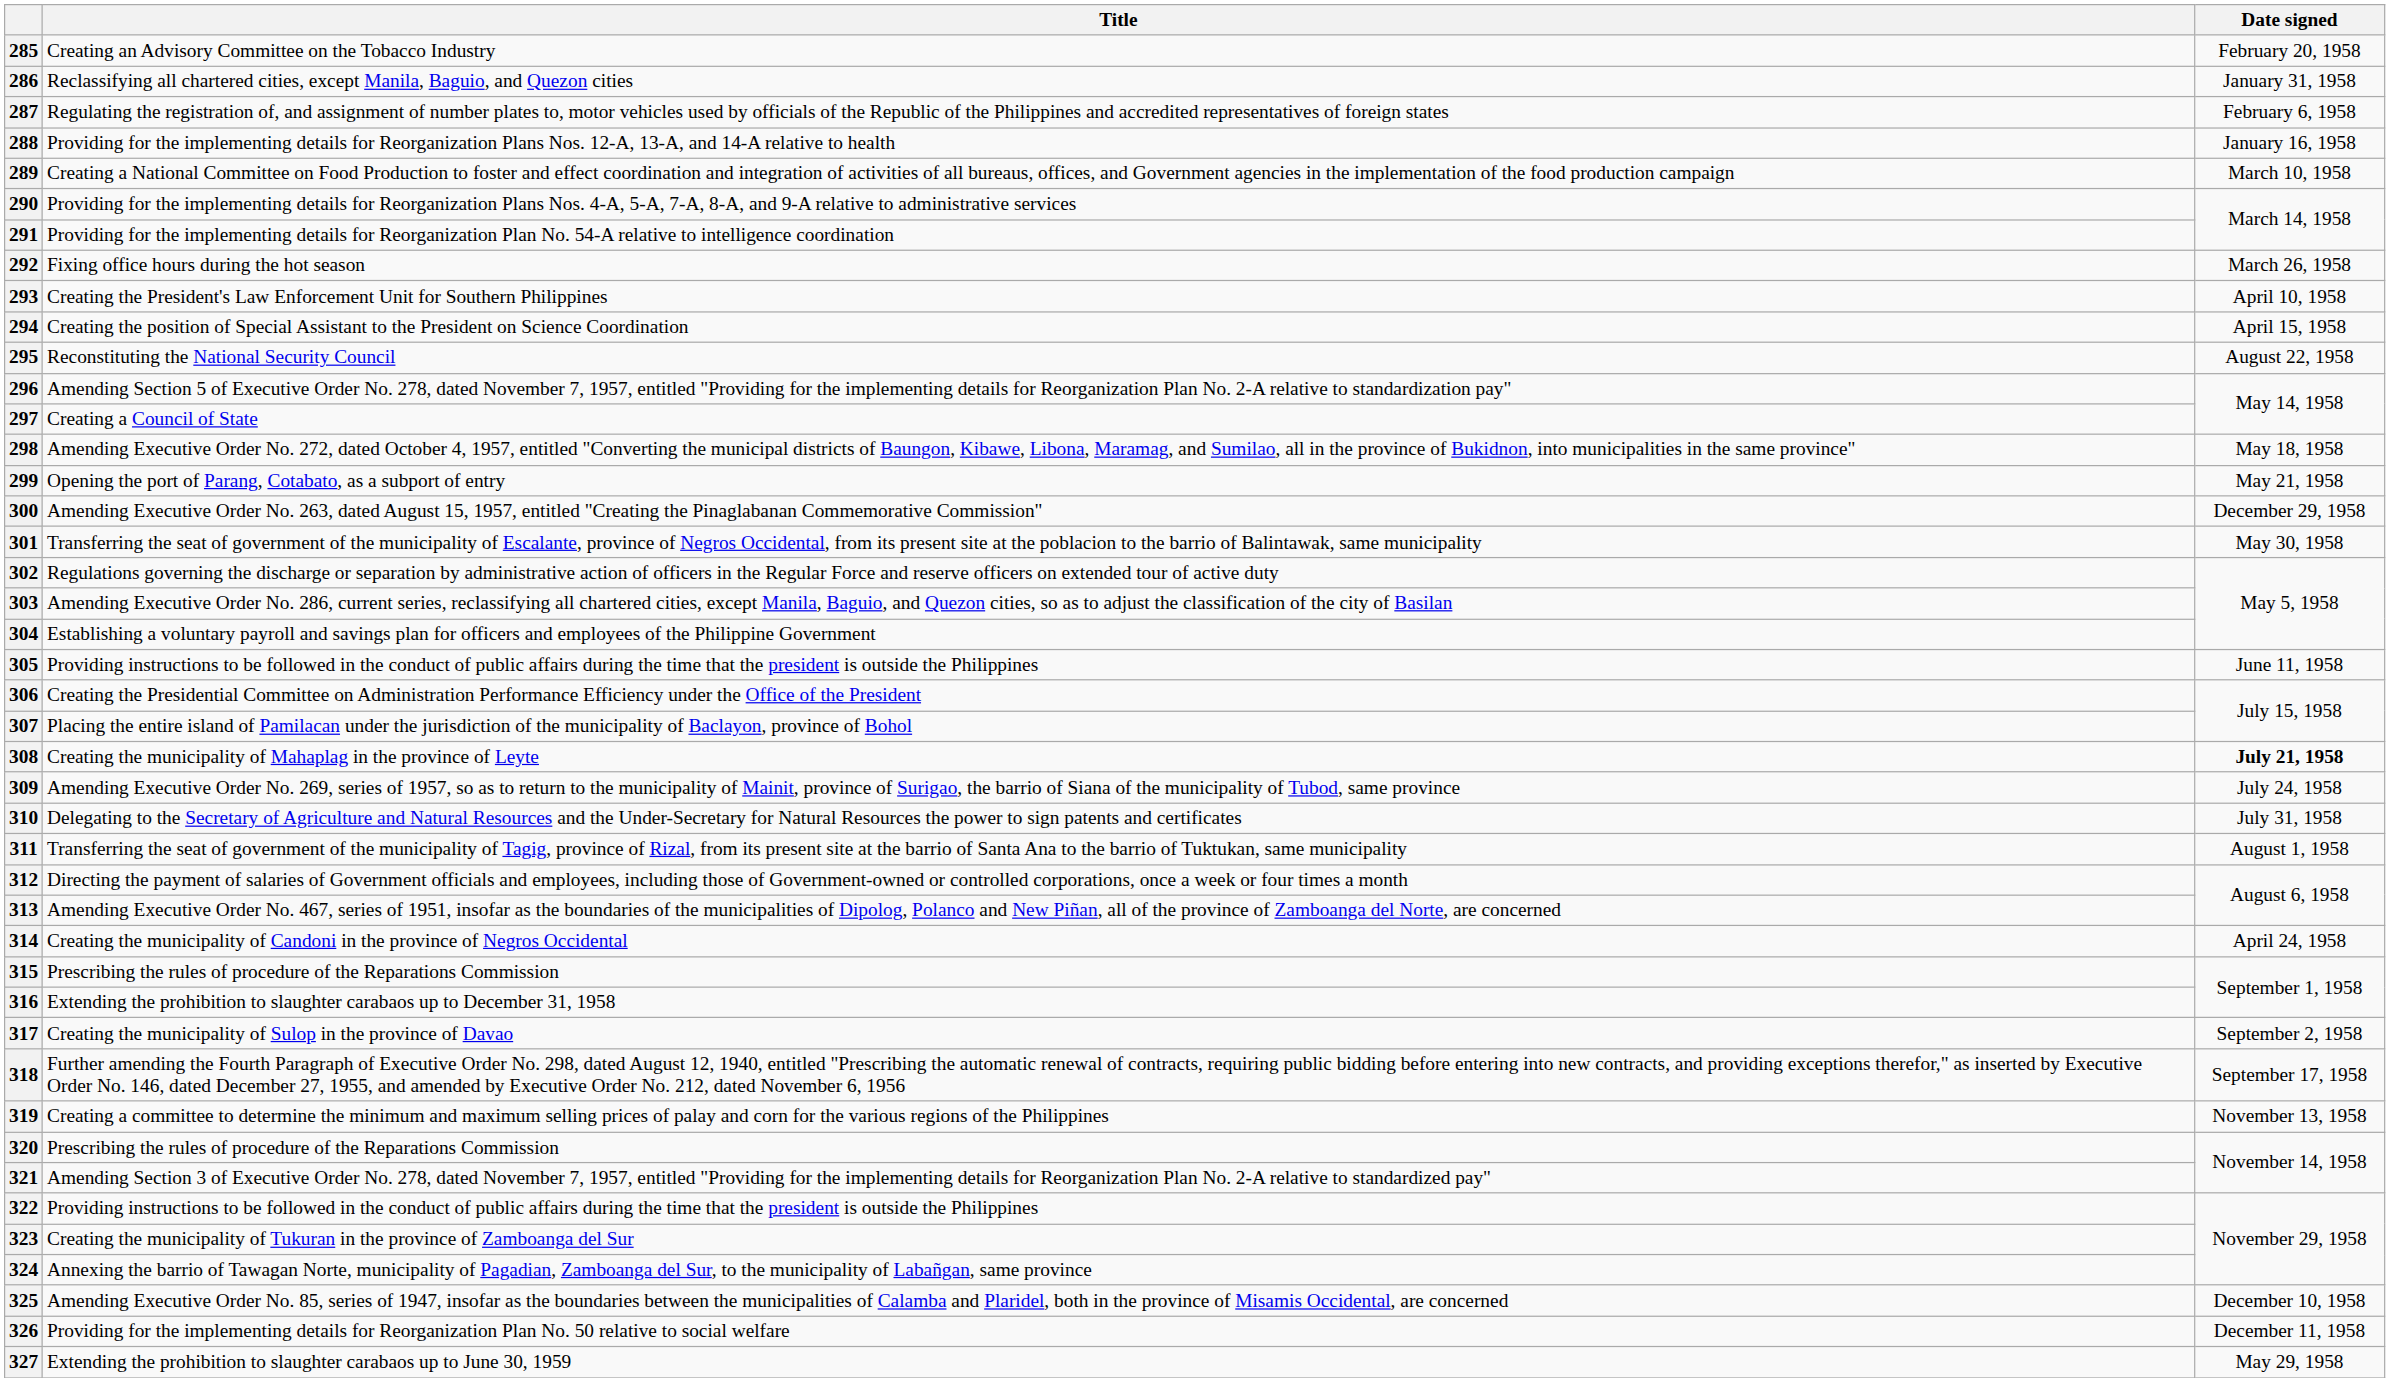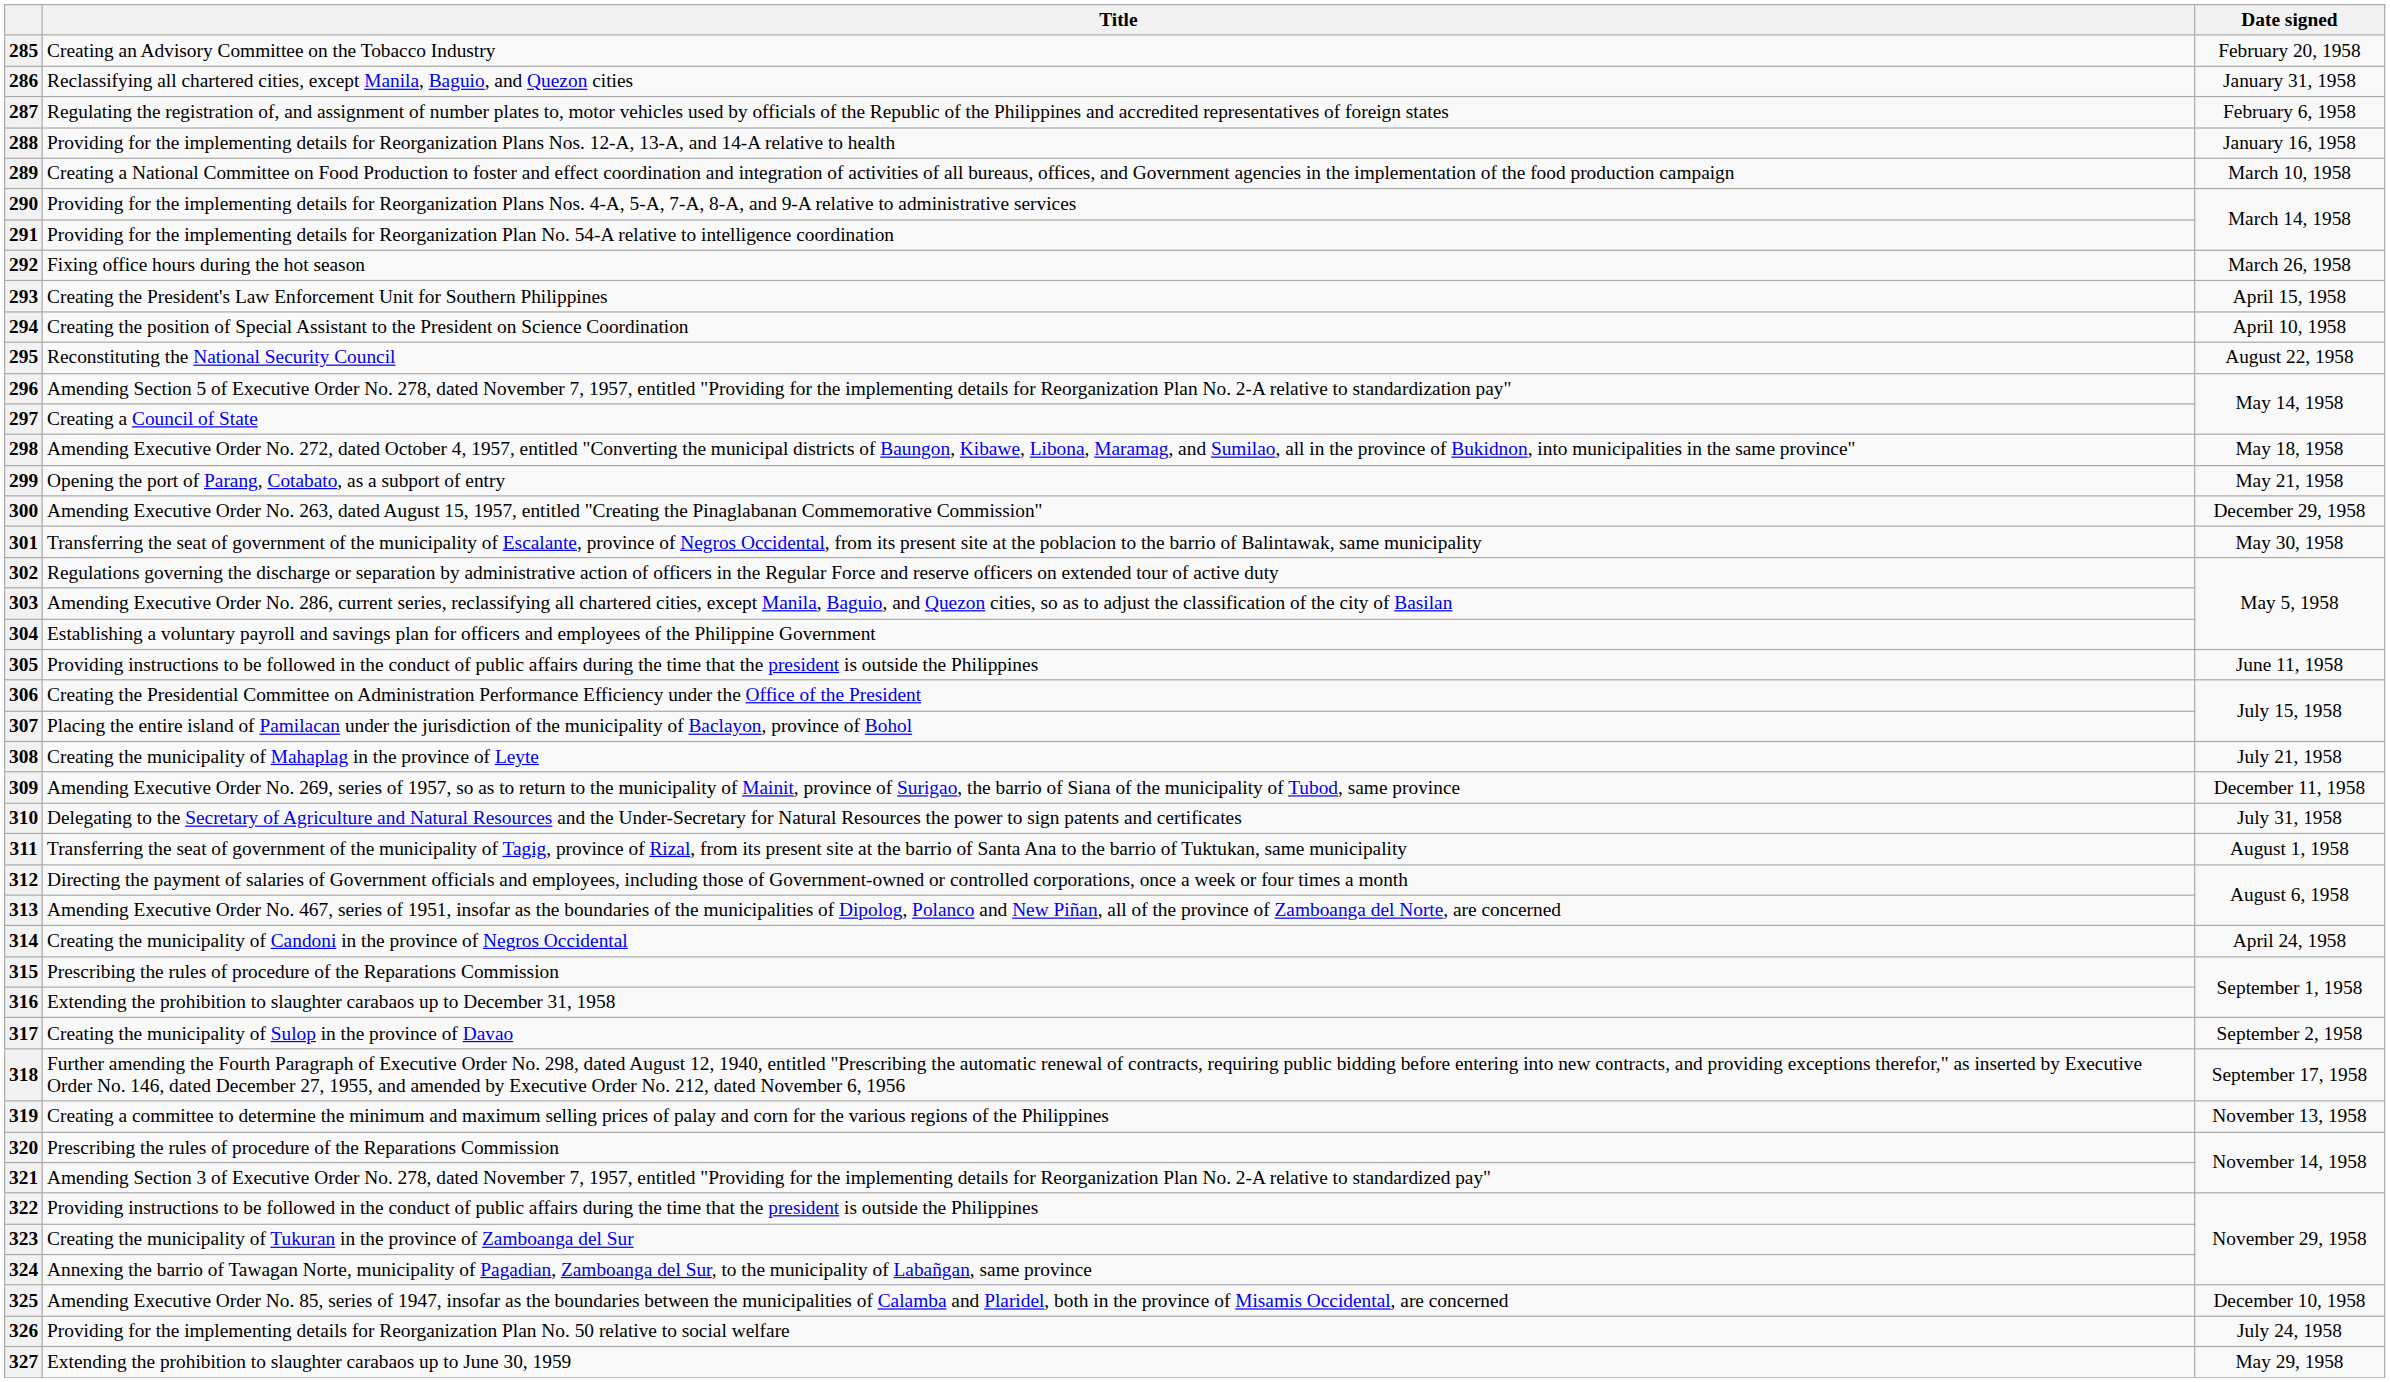(2289, 296) April 10, 1958 -> (2289, 296) April 15, 1958
(2289, 326) April 15, 1958 -> (2289, 326) April 10, 1958
(2289, 756) bold -> (2289, 756) normal
(2289, 787) July 24, 1958 -> (2289, 787) December 11, 1958
(2289, 1331) December 11, 1958 -> (2289, 1331) July 24, 1958
